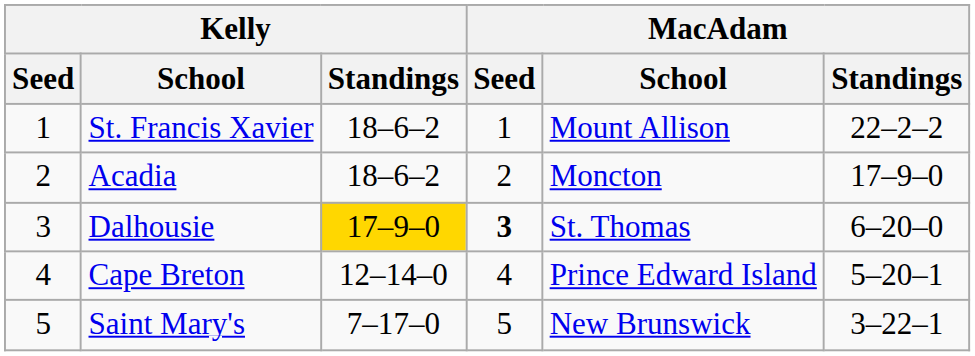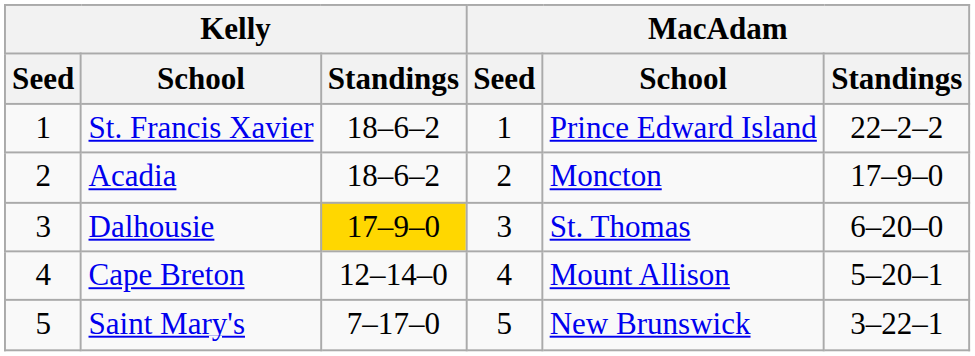(640, 127) Mount Allison -> (683, 127) Prince Edward Island
(504, 226) bold -> (504, 226) normal
(683, 275) Prince Edward Island -> (640, 275) Mount Allison
